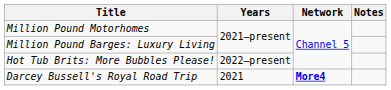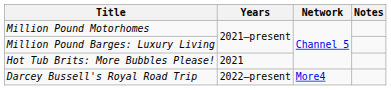(255, 61) 2022–present -> (232, 61) 2021
(232, 77) 2021 -> (255, 77) 2022–present
(311, 77) bold -> (311, 77) normal
